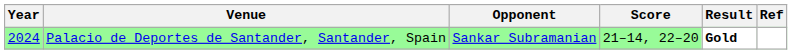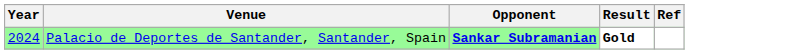- column: (651, 15)
(524, 38) normal -> (524, 38) bold
